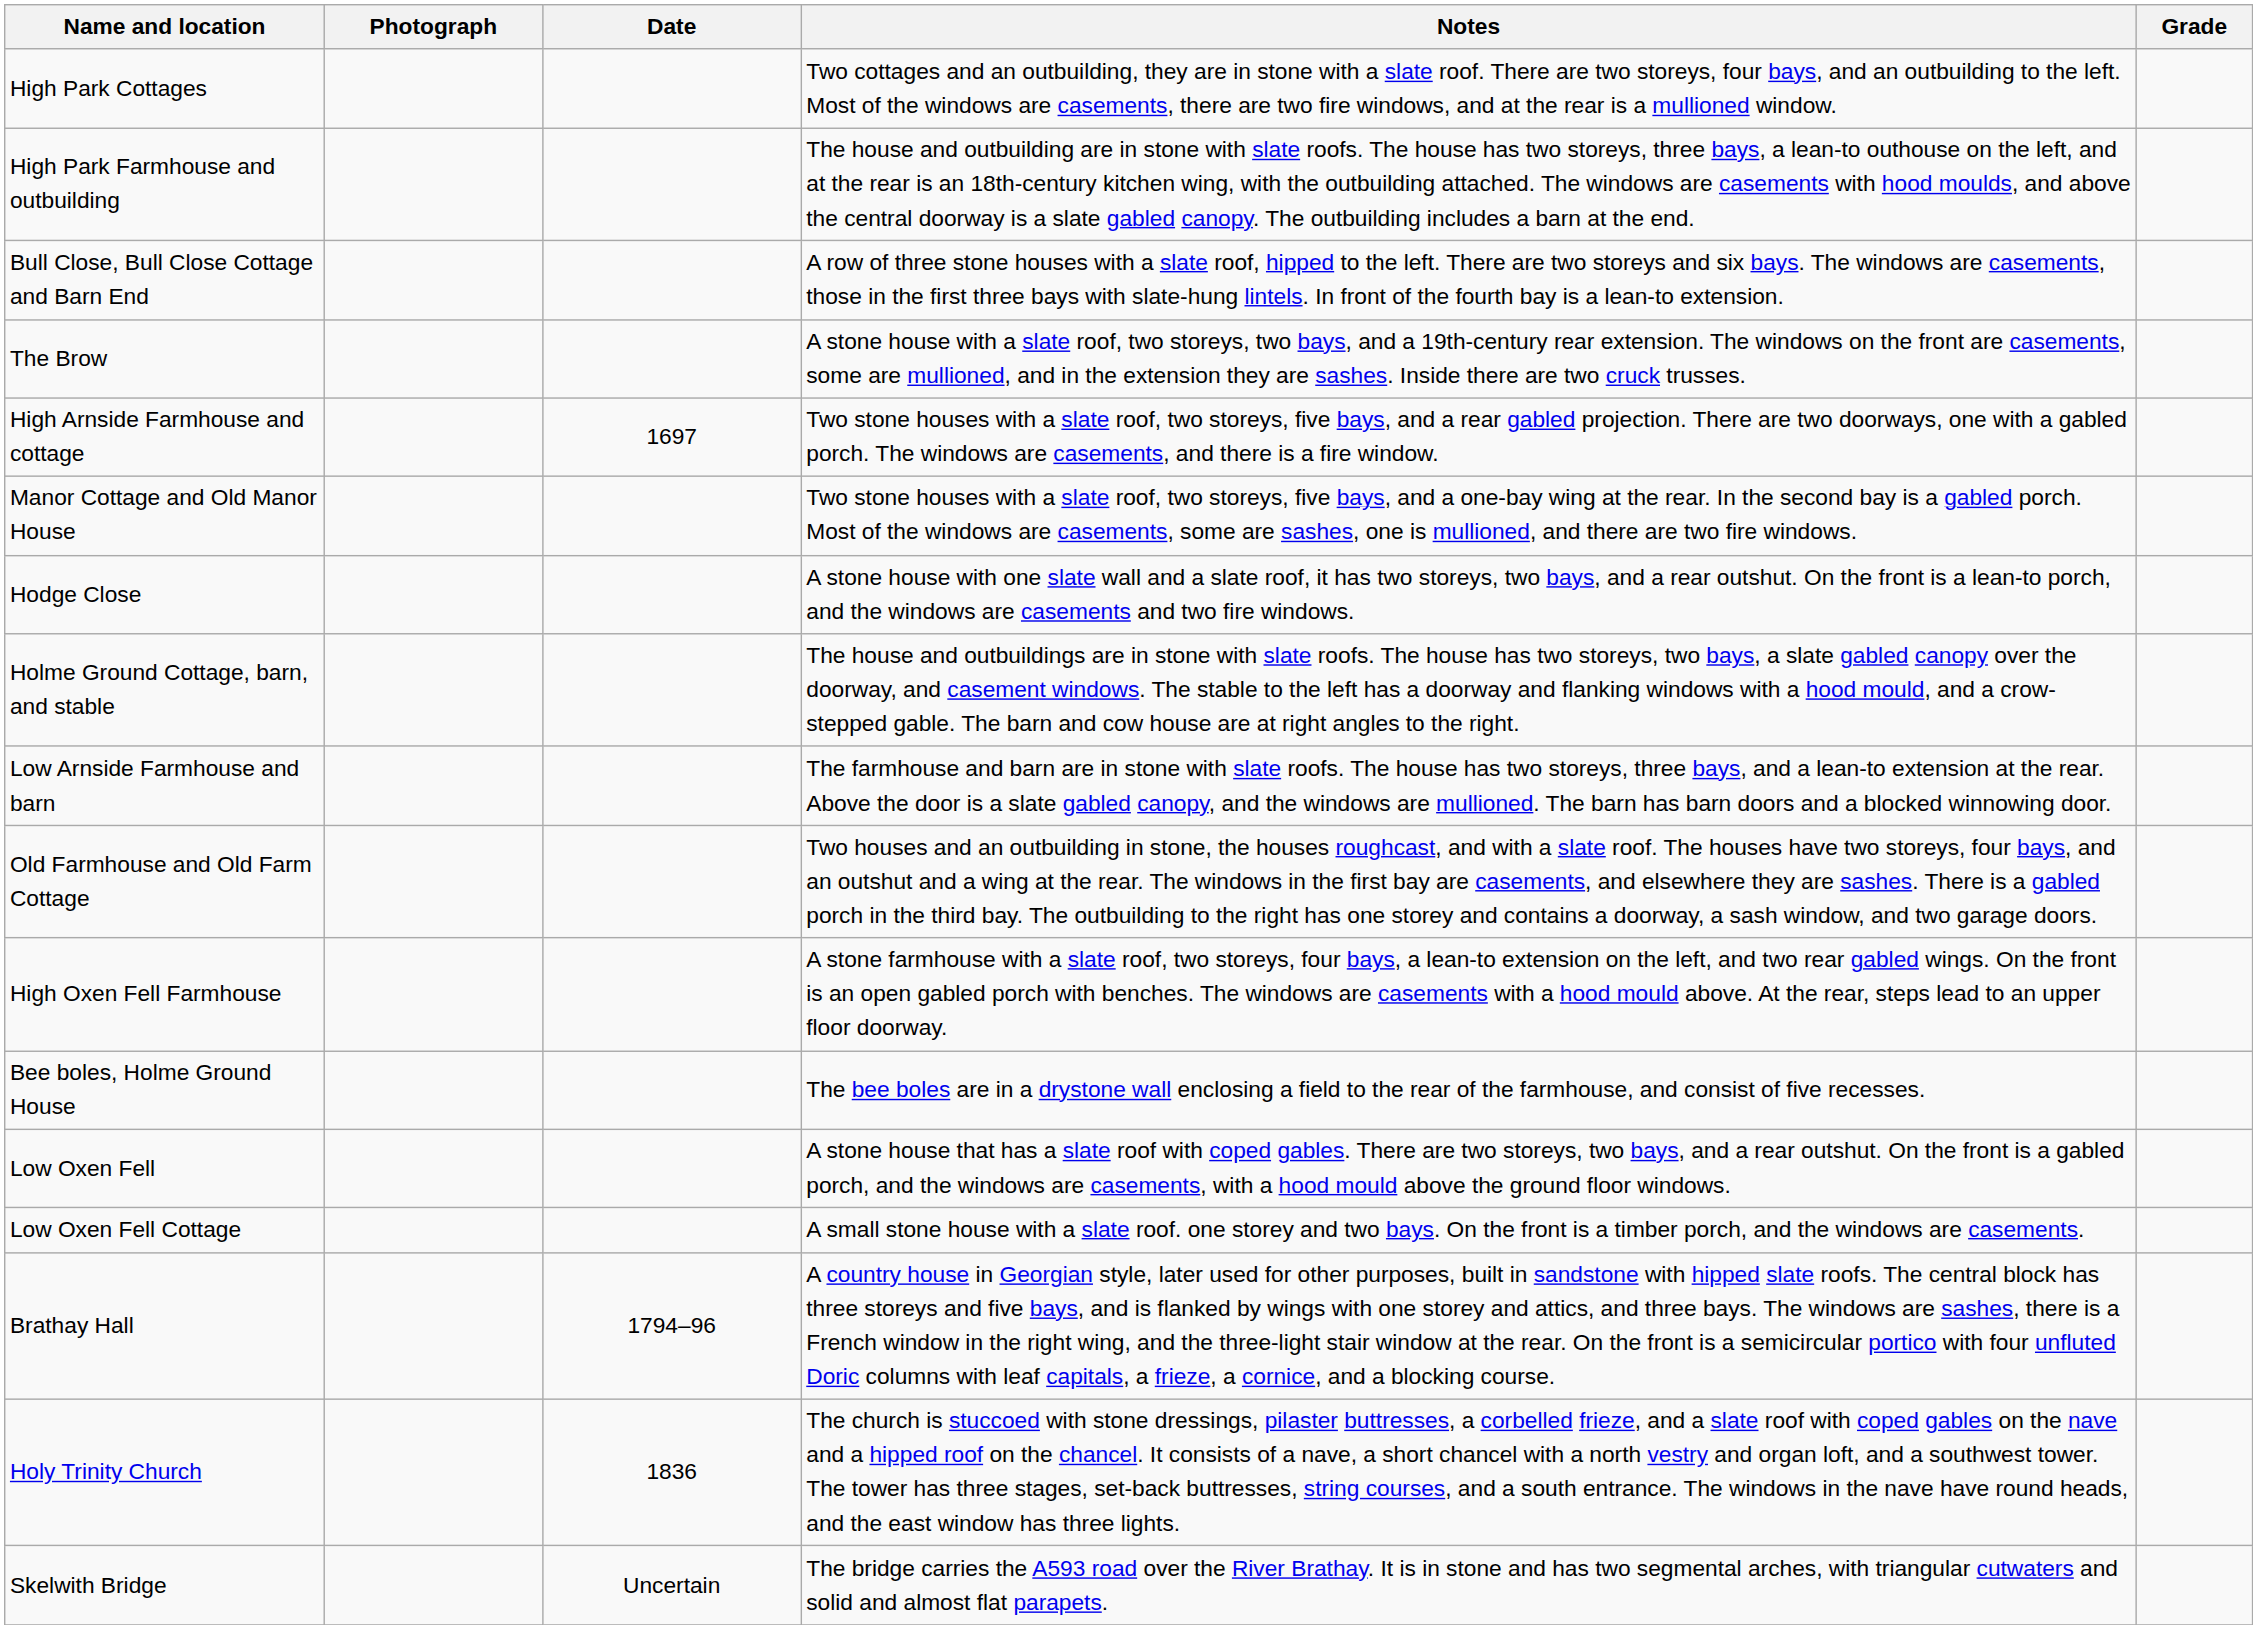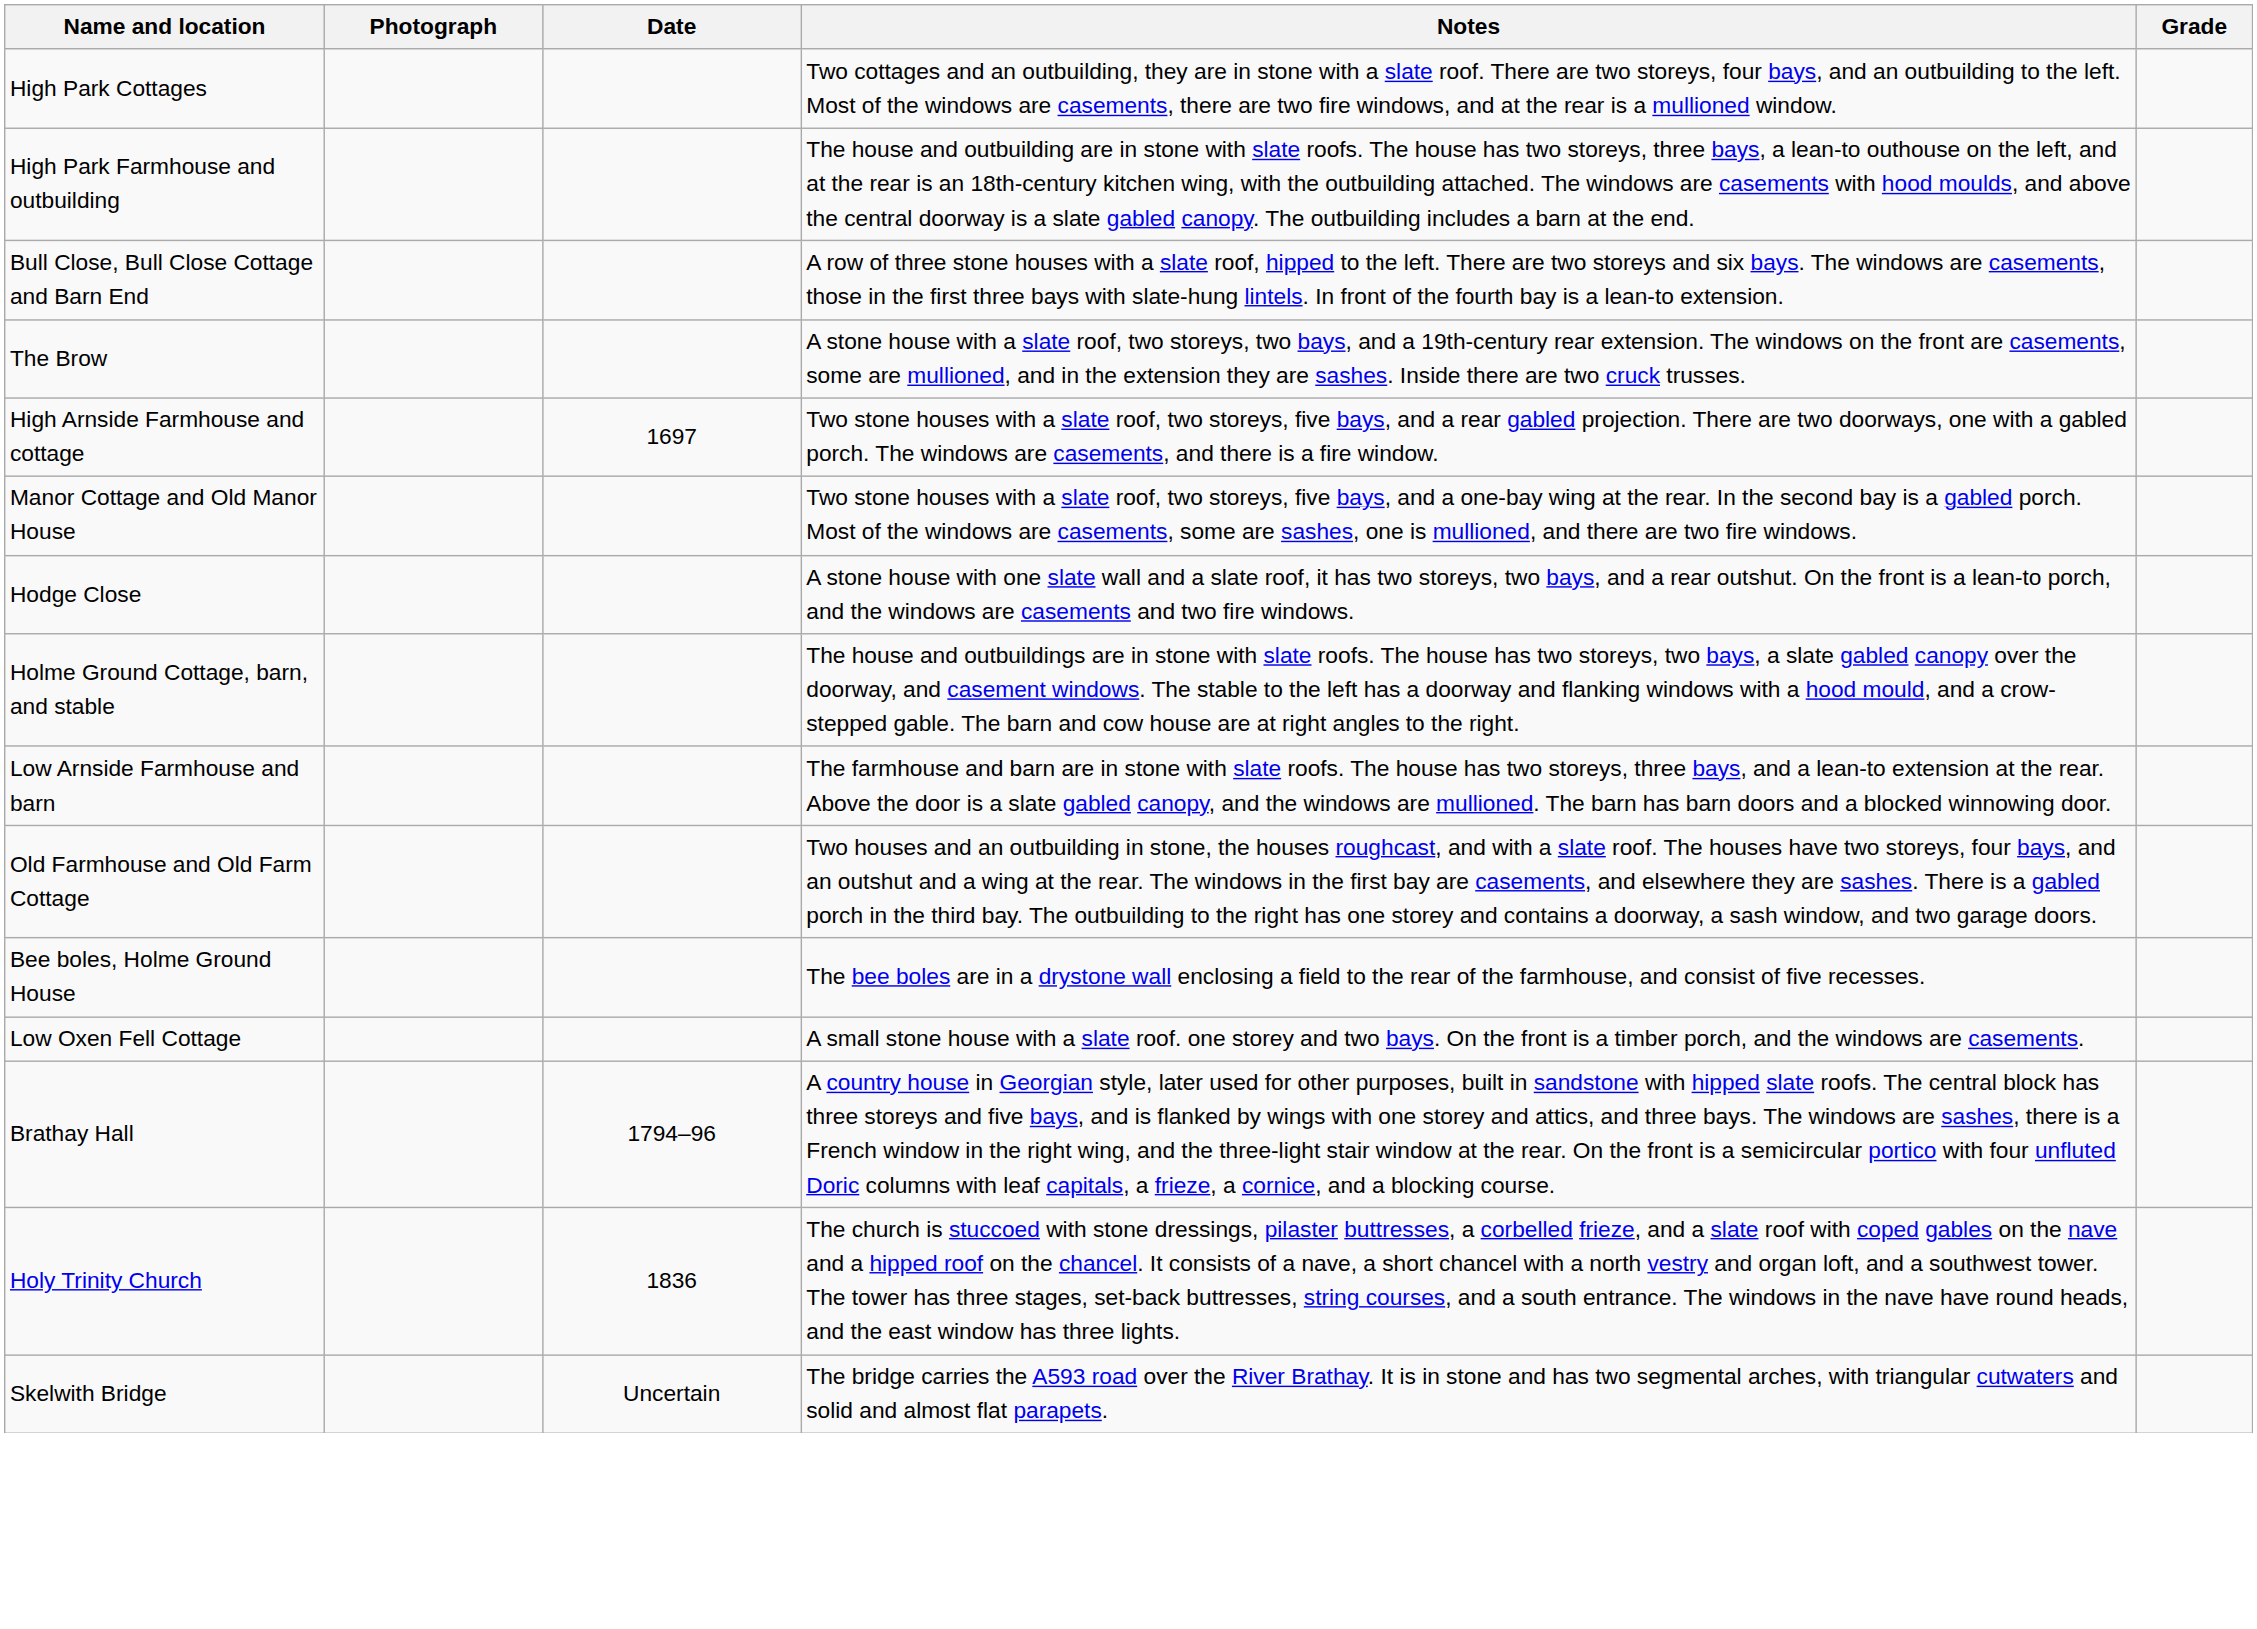- row: (146, 993)
- row: (83, 1168)
